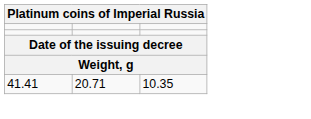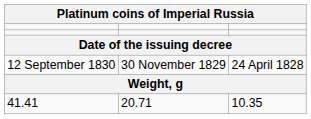+ row: (61, 64)
